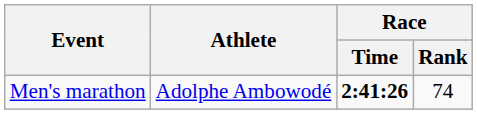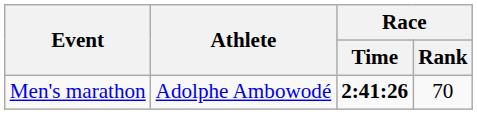(443, 92) 74 -> (443, 92) 70
